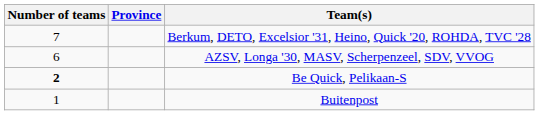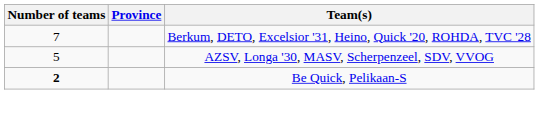(56, 57) 6 -> (56, 57) 5
- row: (349, 99)
